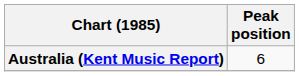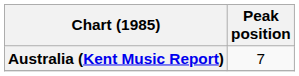(261, 58) 6 -> (261, 58) 7
